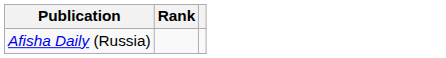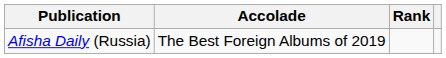+ column: (272, 16)
